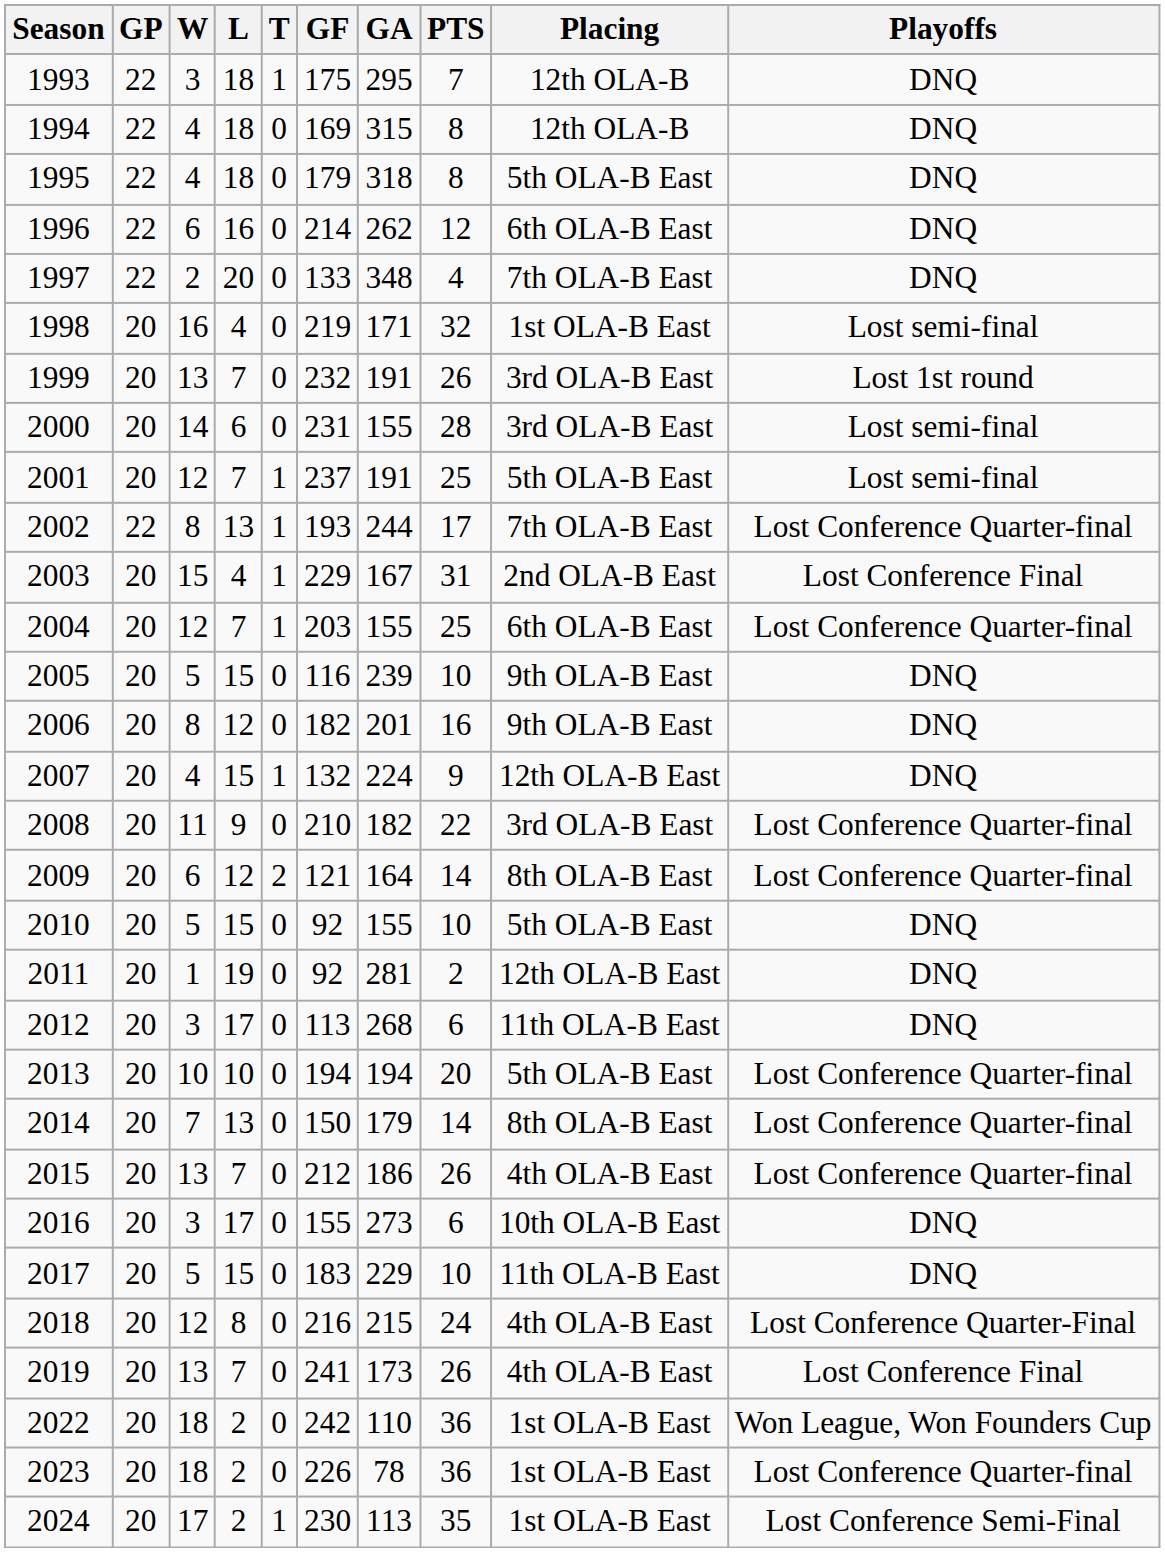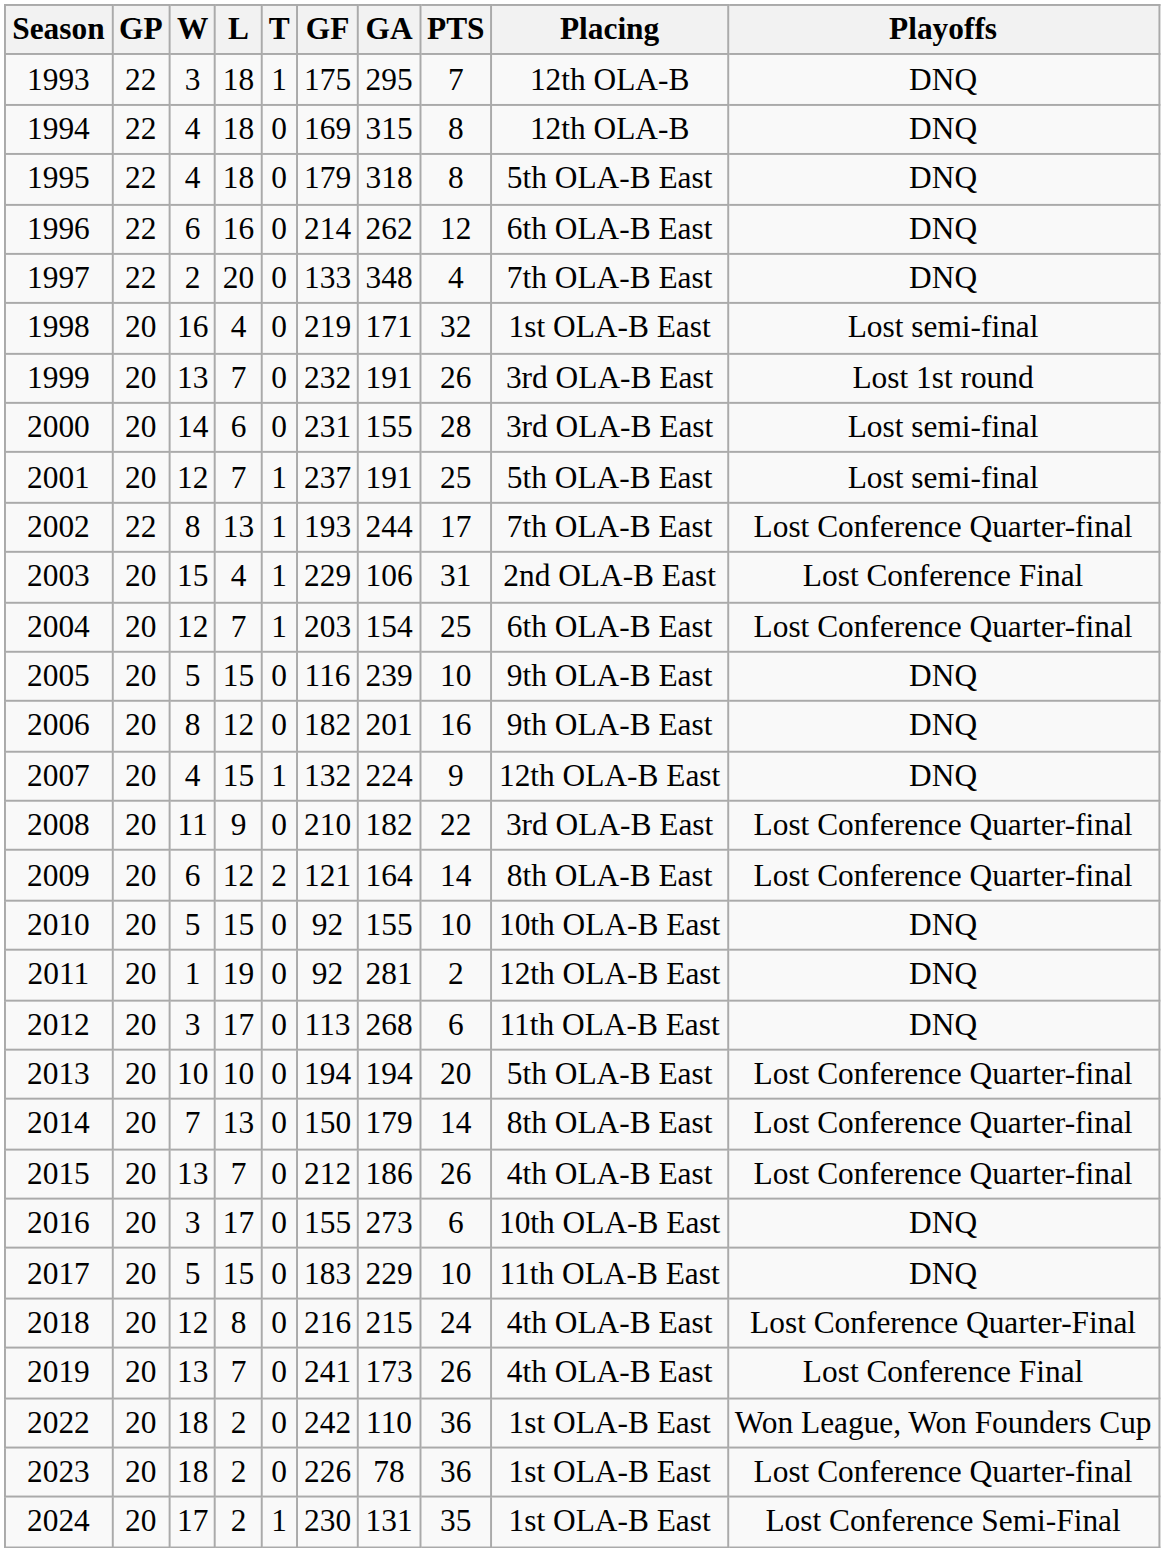(389, 576) 167 -> (389, 576) 106
(389, 626) 155 -> (389, 626) 154
(610, 924) 5th OLA-B East -> (610, 924) 10th OLA-B East
(389, 1521) 113 -> (389, 1521) 131
